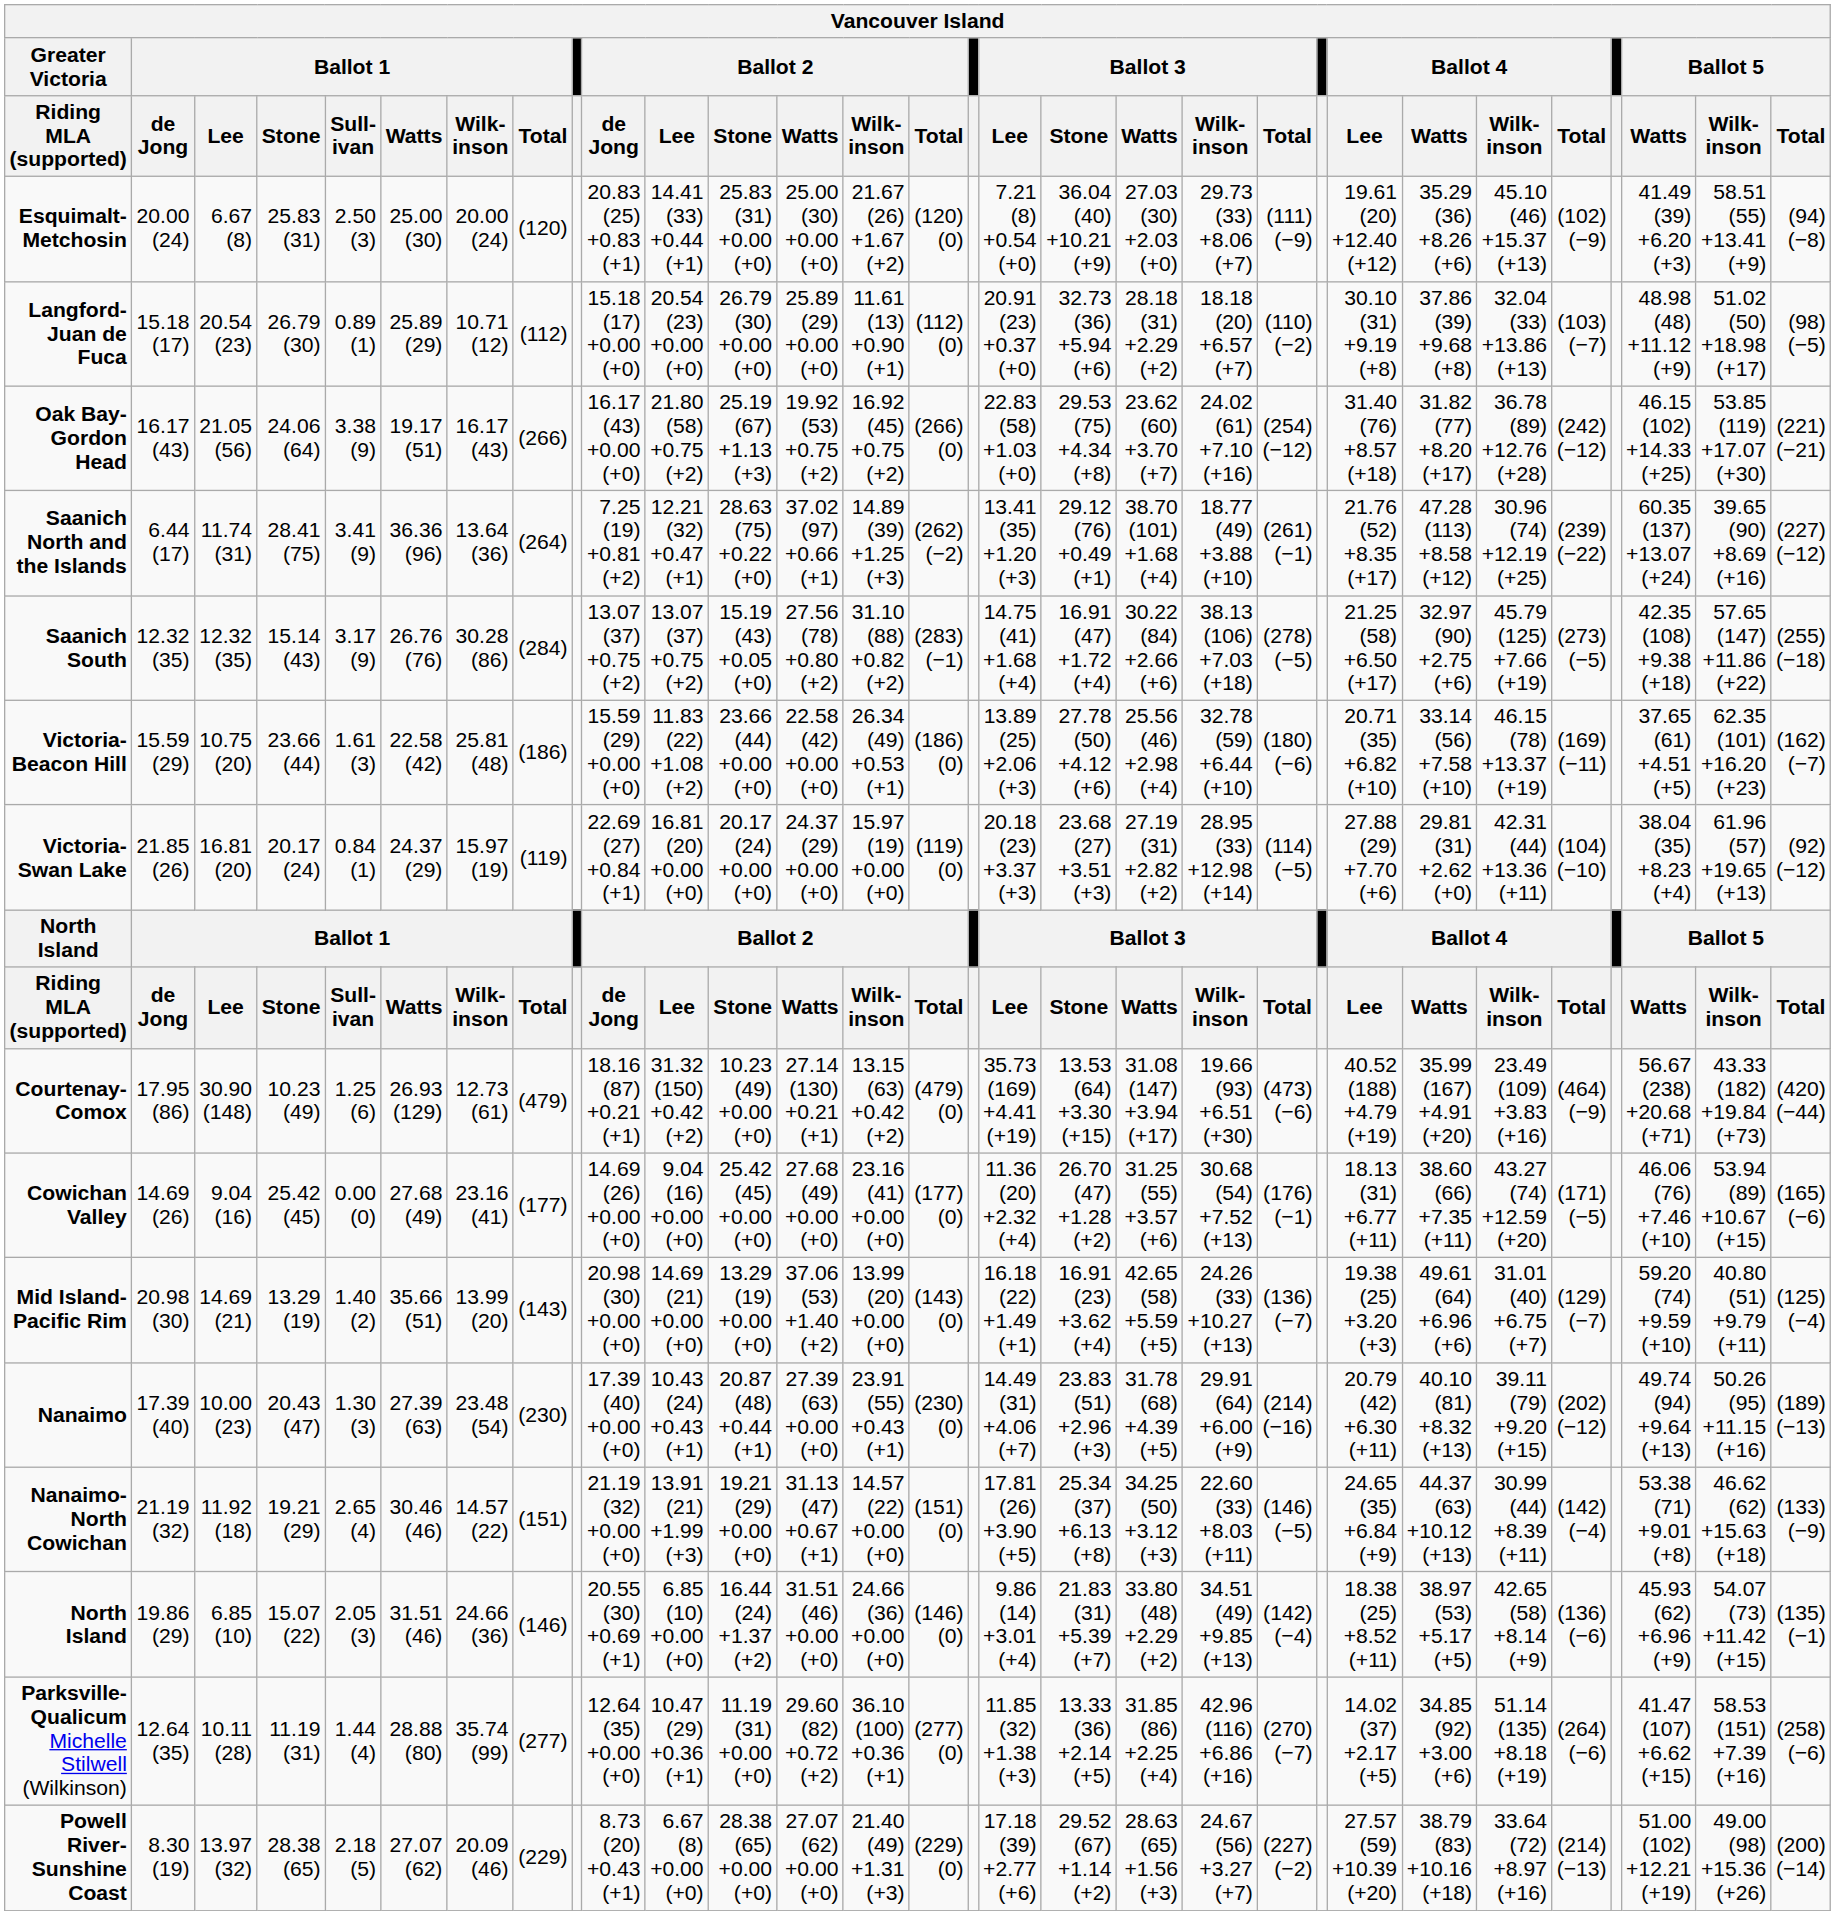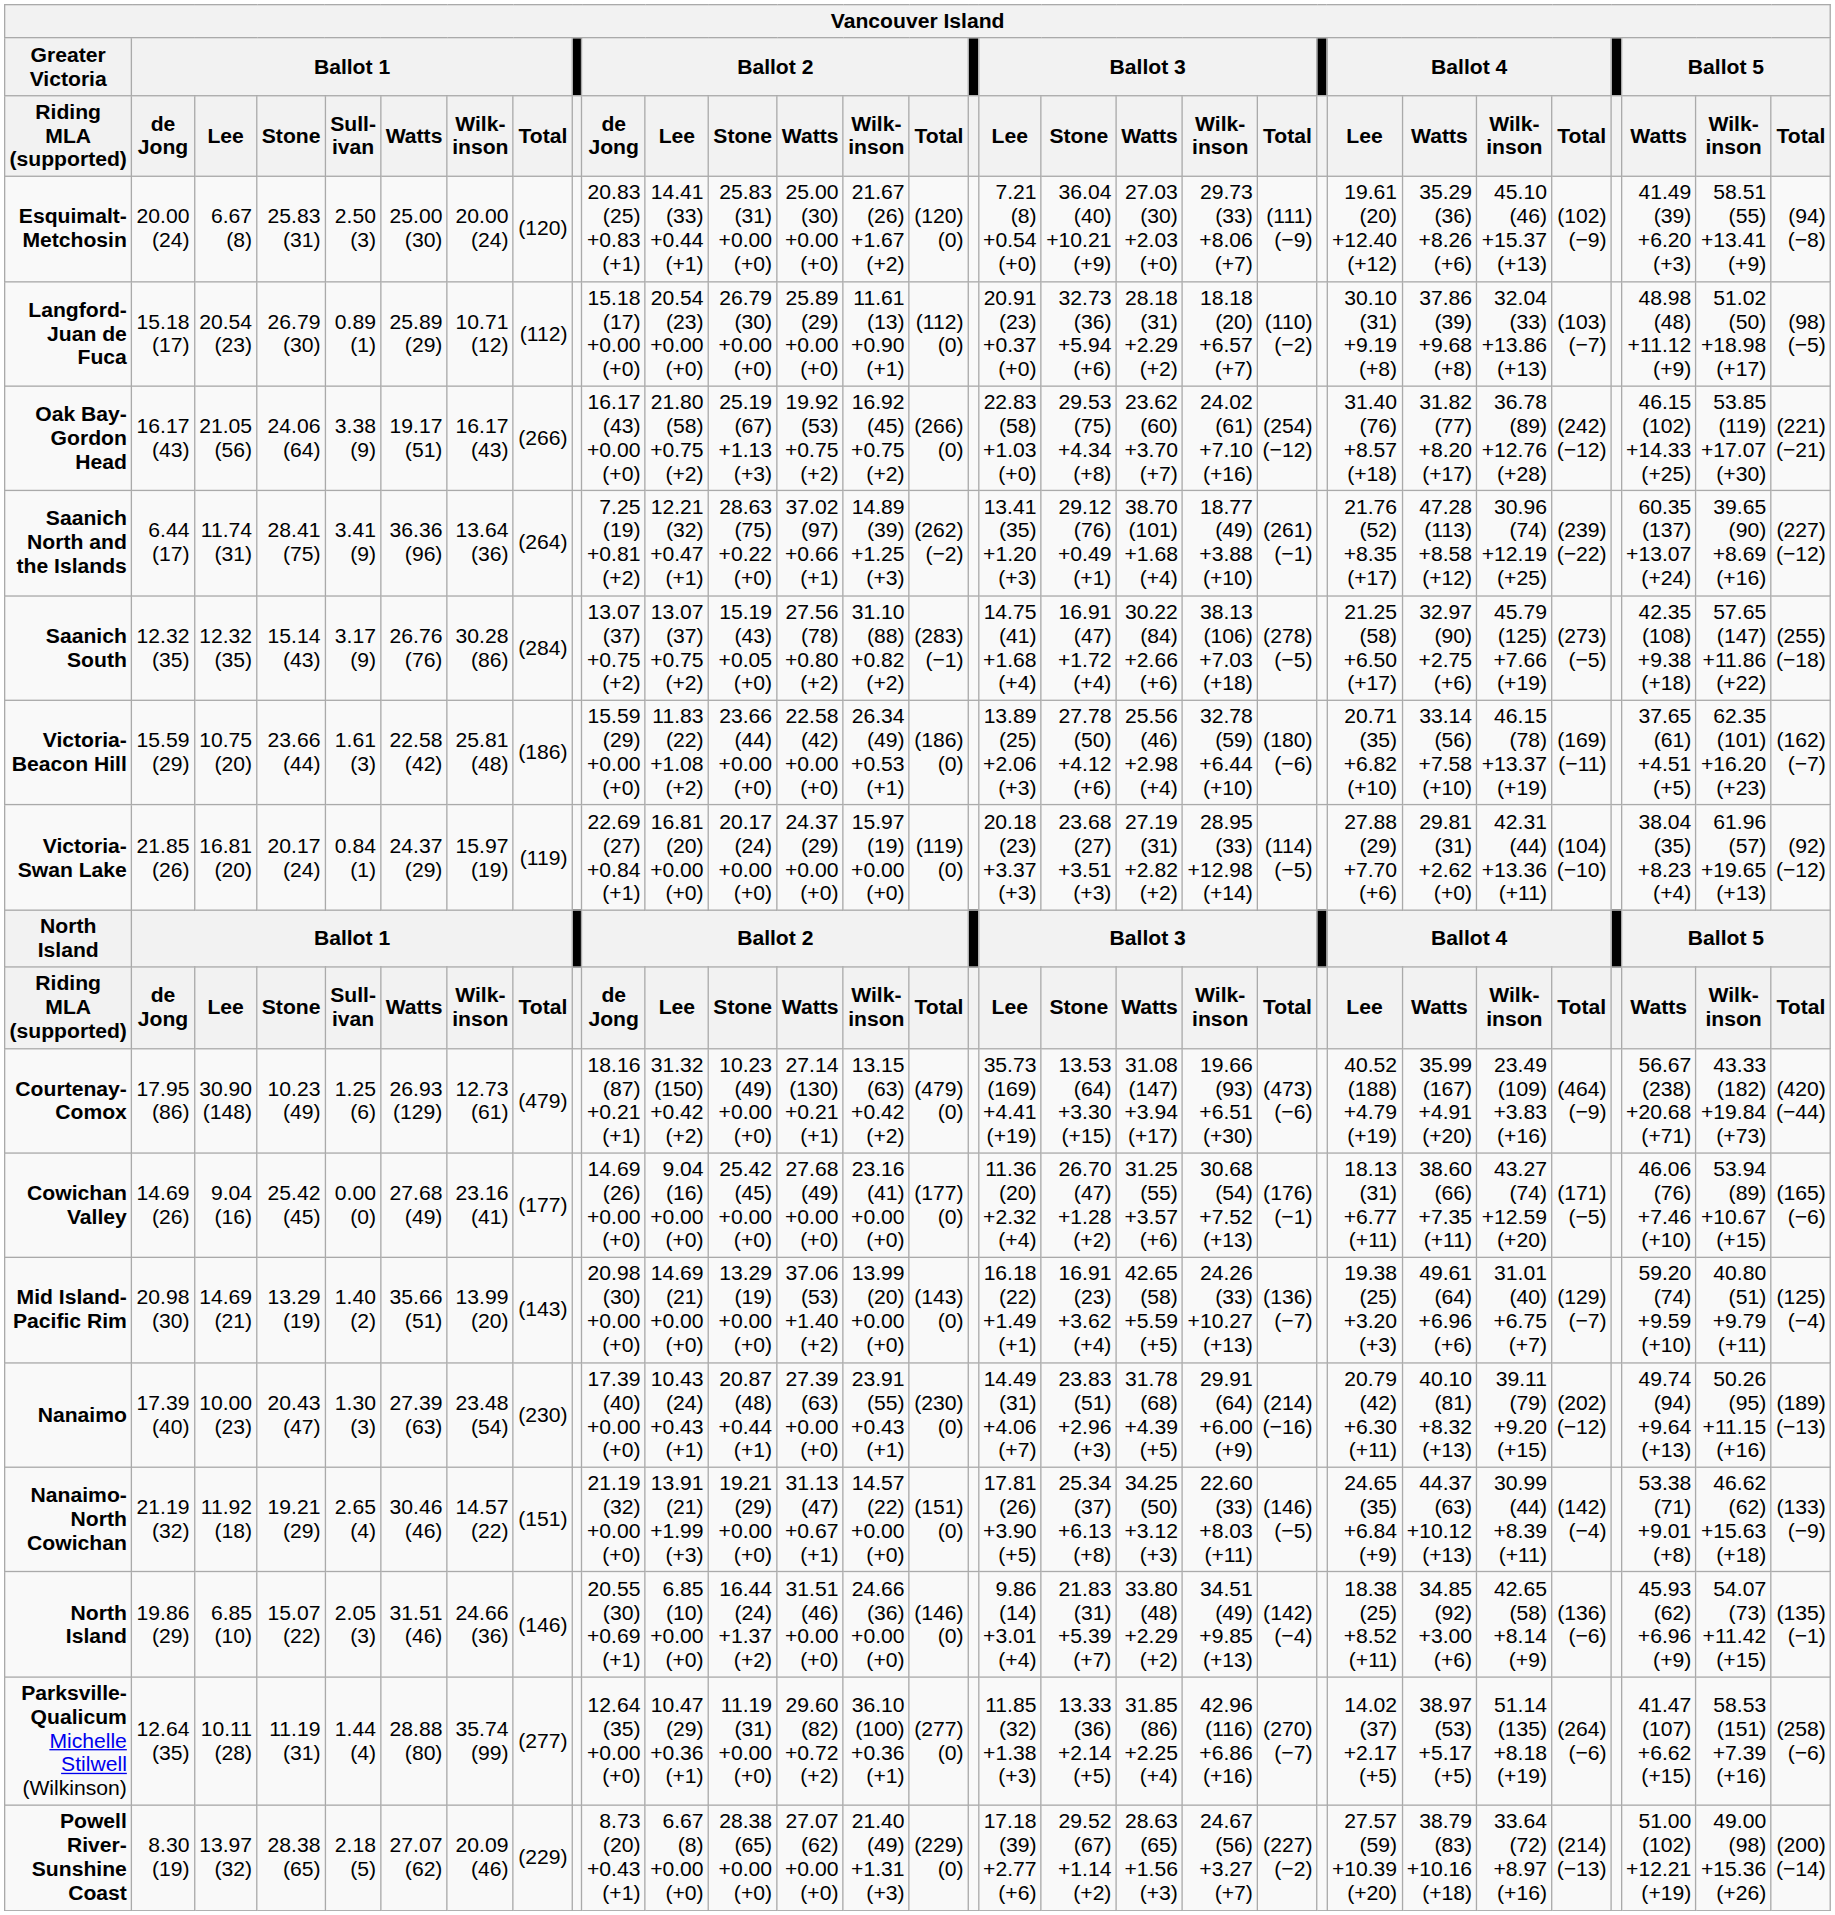(1445, 1624) 38.97 (53) +5.17 (+5) -> (1445, 1624) 34.85 (92) +3.00 (+6)
(1445, 1740) 34.85 (92) +3.00 (+6) -> (1445, 1740) 38.97 (53) +5.17 (+5)
